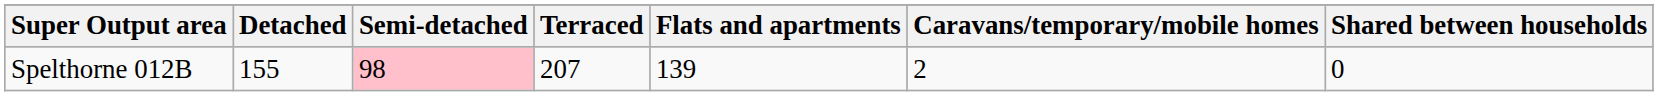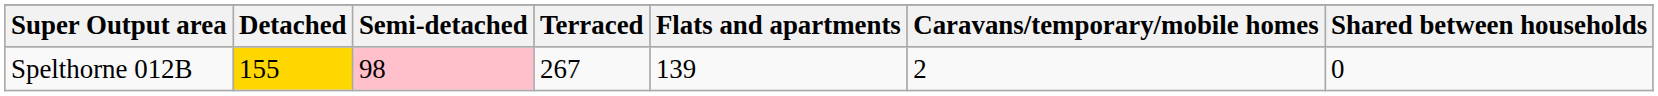(259, 68) no background -> (259, 68) gold background
(560, 68) 207 -> (560, 68) 267
